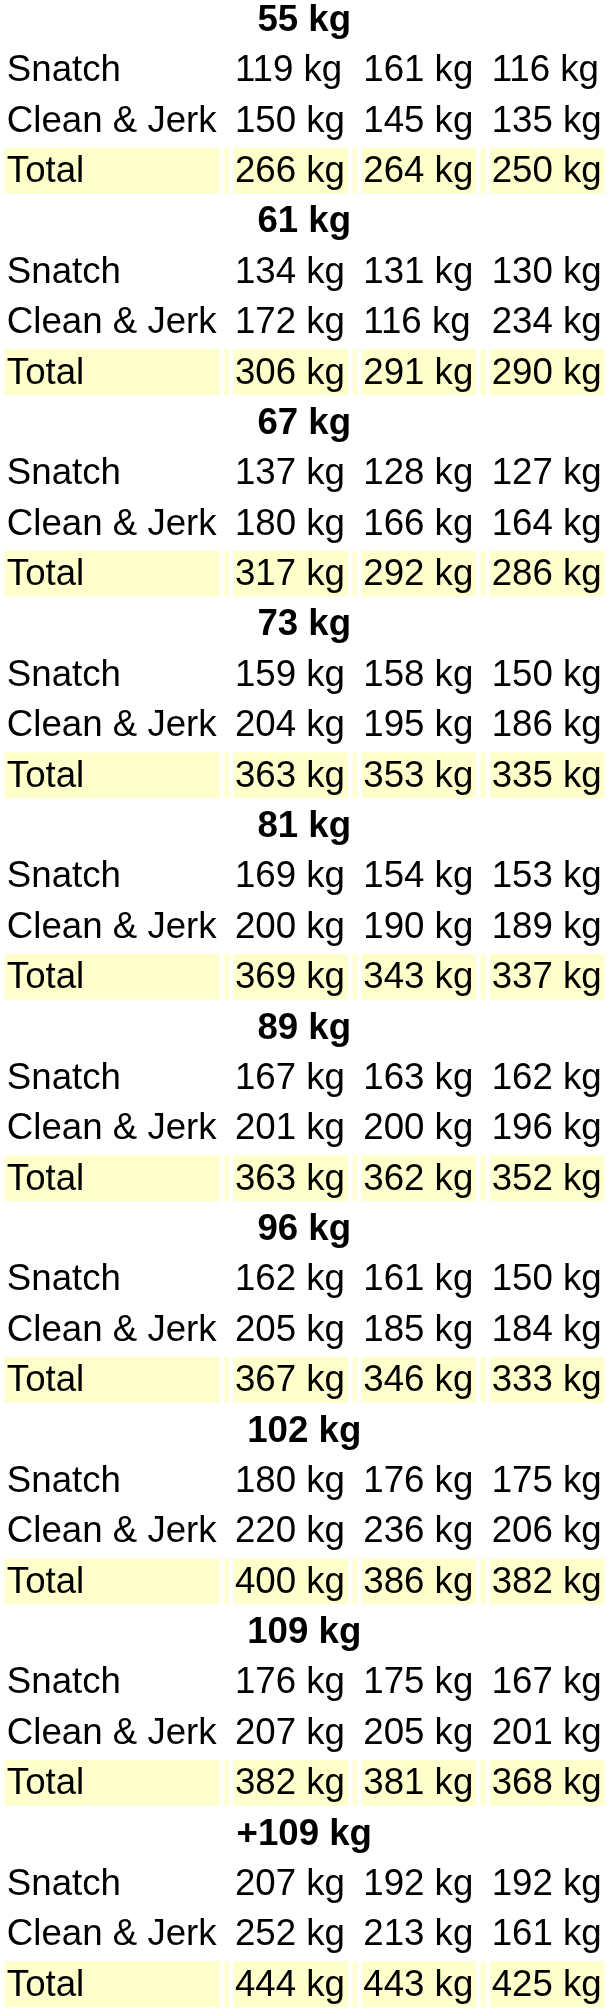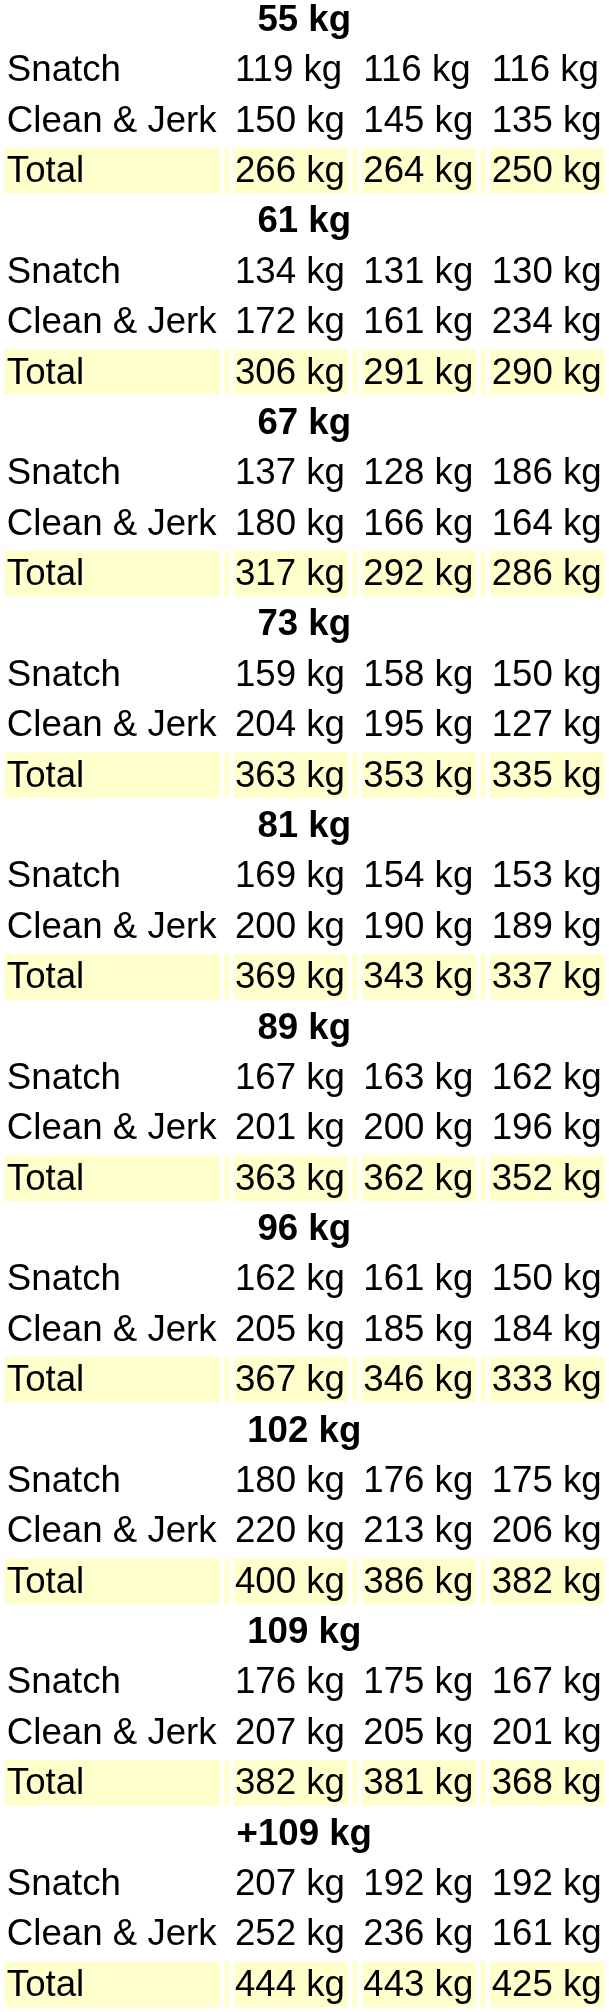(418, 69) 161 kg -> (417, 69) 116 kg
(417, 321) 116 kg -> (418, 321) 161 kg
(547, 472) 127 kg -> (547, 472) 186 kg
(547, 724) 186 kg -> (547, 724) 127 kg
(418, 1530) 236 kg -> (418, 1530) 213 kg
(418, 1933) 213 kg -> (418, 1933) 236 kg
